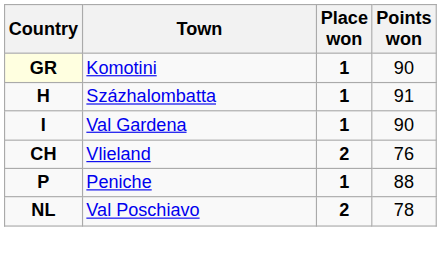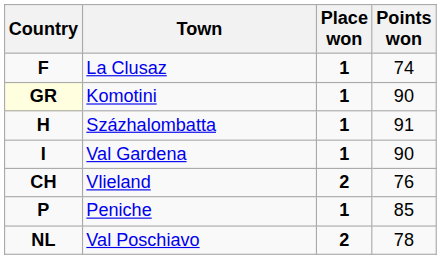+ row: (127, 67)
(404, 182) 88 -> (404, 211) 85
